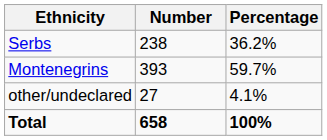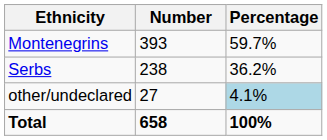rows swapped: (58, 69) <-> (30, 43)
(248, 95) no background -> (248, 95) lightblue background
